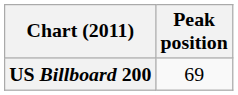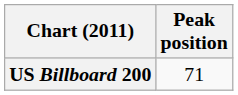(194, 74) 69 -> (194, 74) 71
